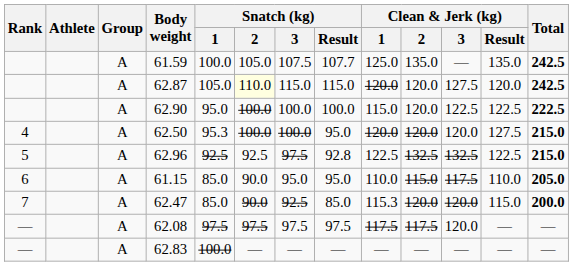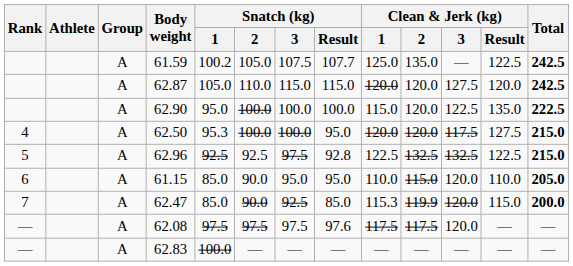(215, 62) 100.0 -> (215, 62) 100.2
(505, 62) 135.0 -> (505, 62) 122.5
(255, 86) lightyellow background -> (255, 86) no background
(505, 109) 122.5 -> (505, 109) 135.0
(461, 132) 120.0 -> (461, 132) 117.5
(461, 179) 117.5 -> (461, 179) 120.0
(421, 202) 120.0 -> (421, 202) 119.9
(338, 226) 97.5 -> (338, 226) 97.6
